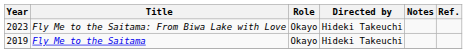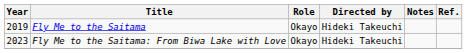rows swapped: (89, 41) <-> (159, 26)
